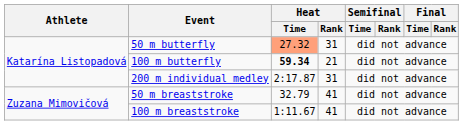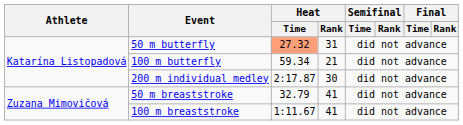(295, 62) bold -> (295, 62) normal
(332, 78) 31 -> (332, 78) 30
